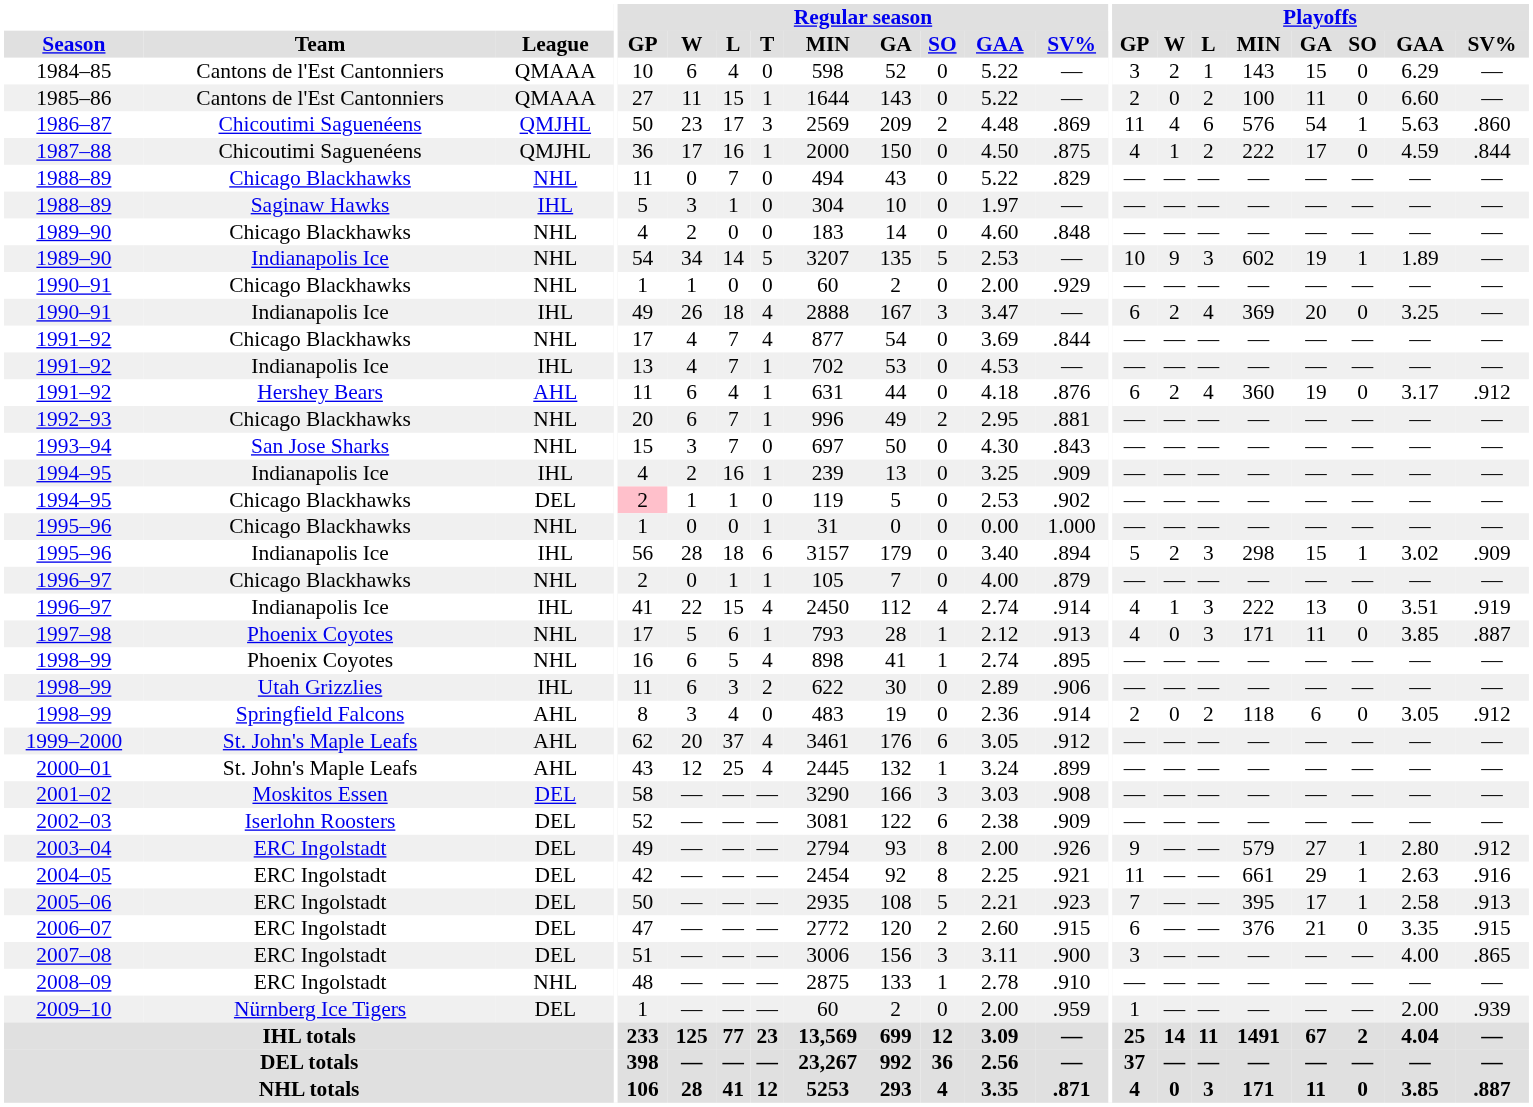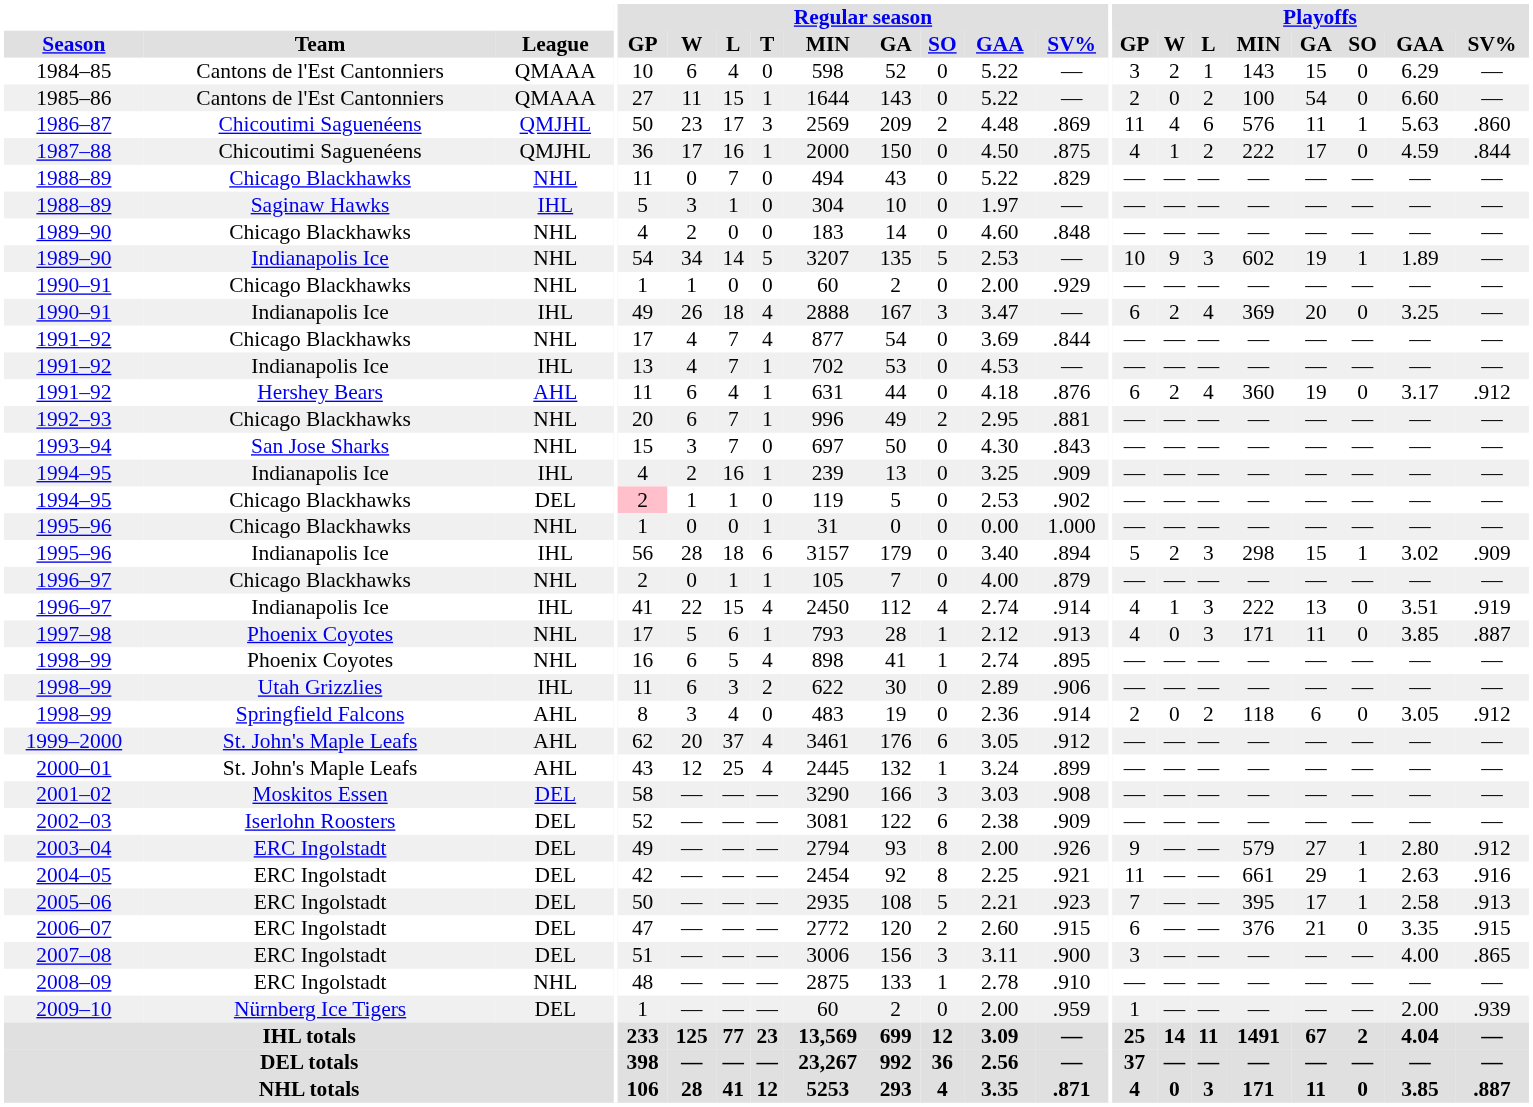(1316, 97) 11 -> (1316, 97) 54
(1316, 124) 54 -> (1316, 124) 11
